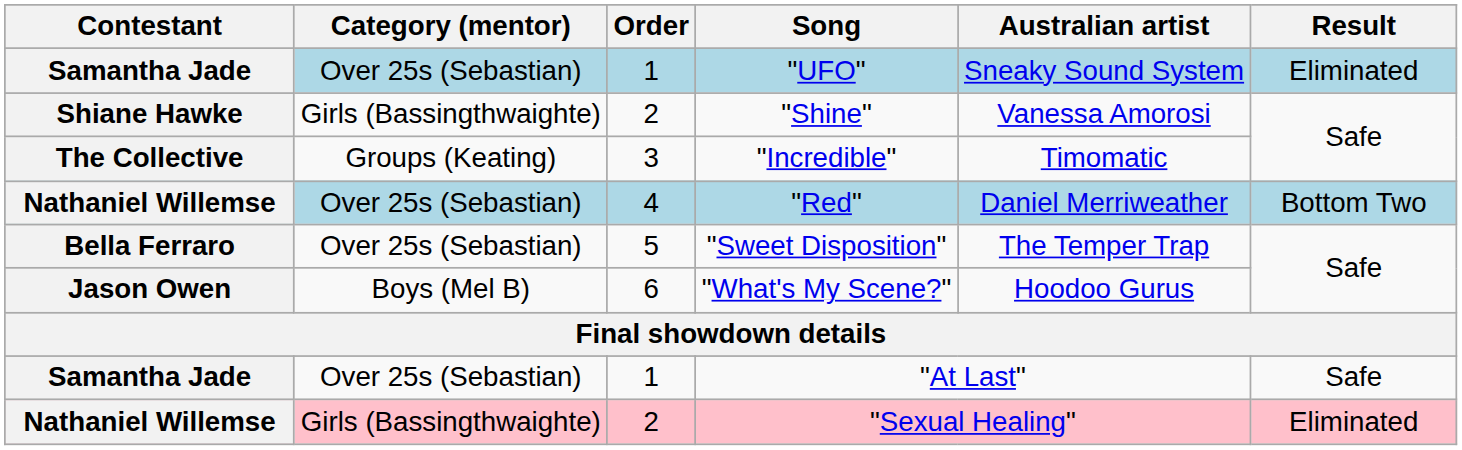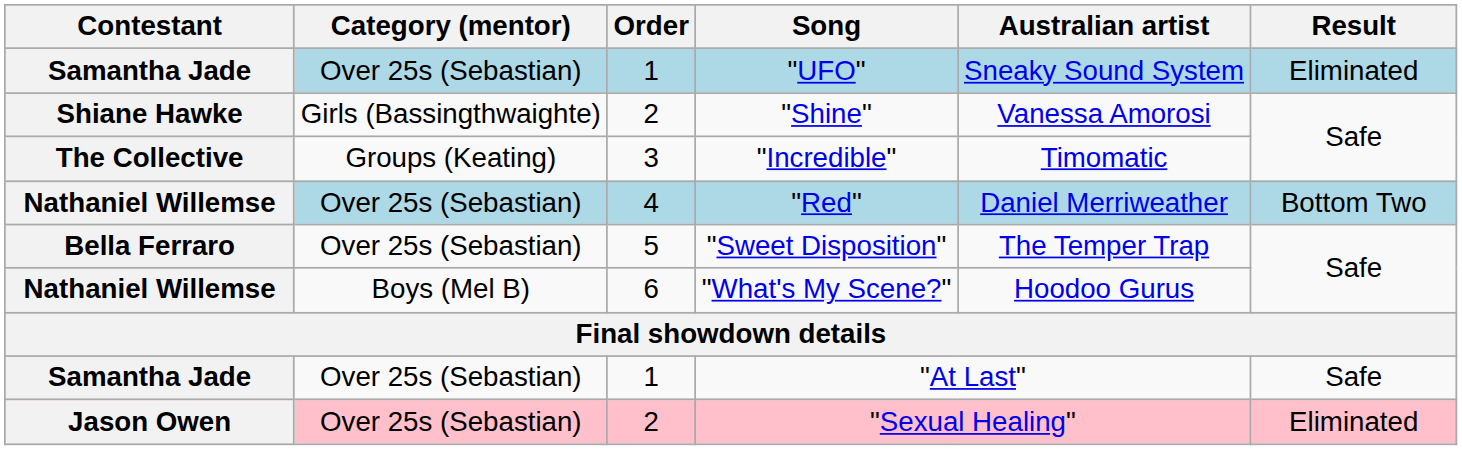(150, 289) Jason Owen -> (150, 289) Nathaniel Willemse
(150, 421) Nathaniel Willemse -> (150, 421) Jason Owen
(451, 421) Girls (Bassingthwaighte) -> (451, 421) Over 25s (Sebastian)
